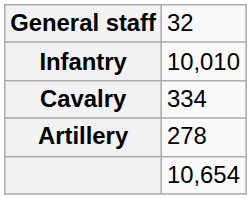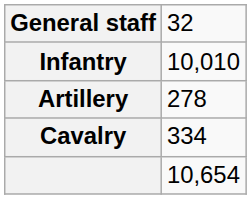rows swapped: (83, 99) <-> (83, 136)
